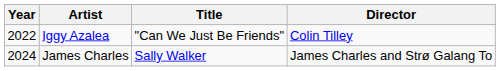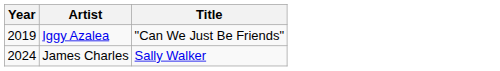- column: (391, 14)
(22, 35) 2022 -> (22, 35) 2019
